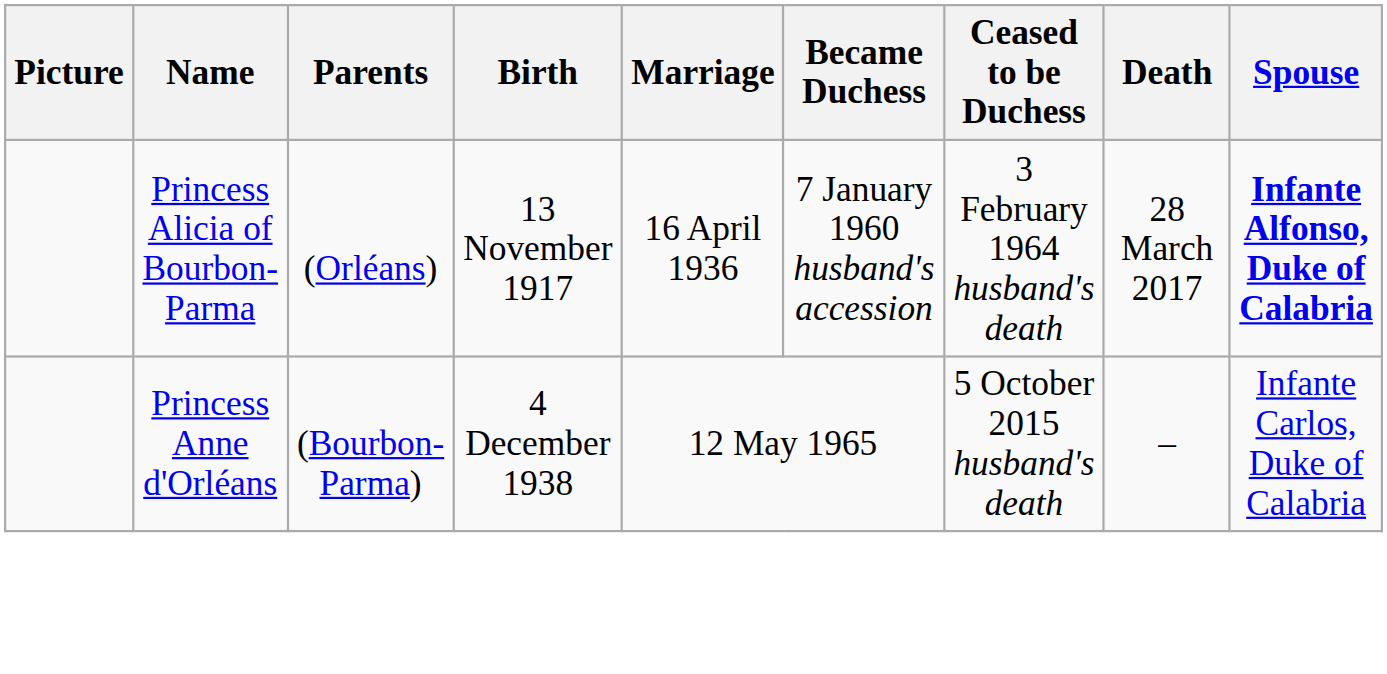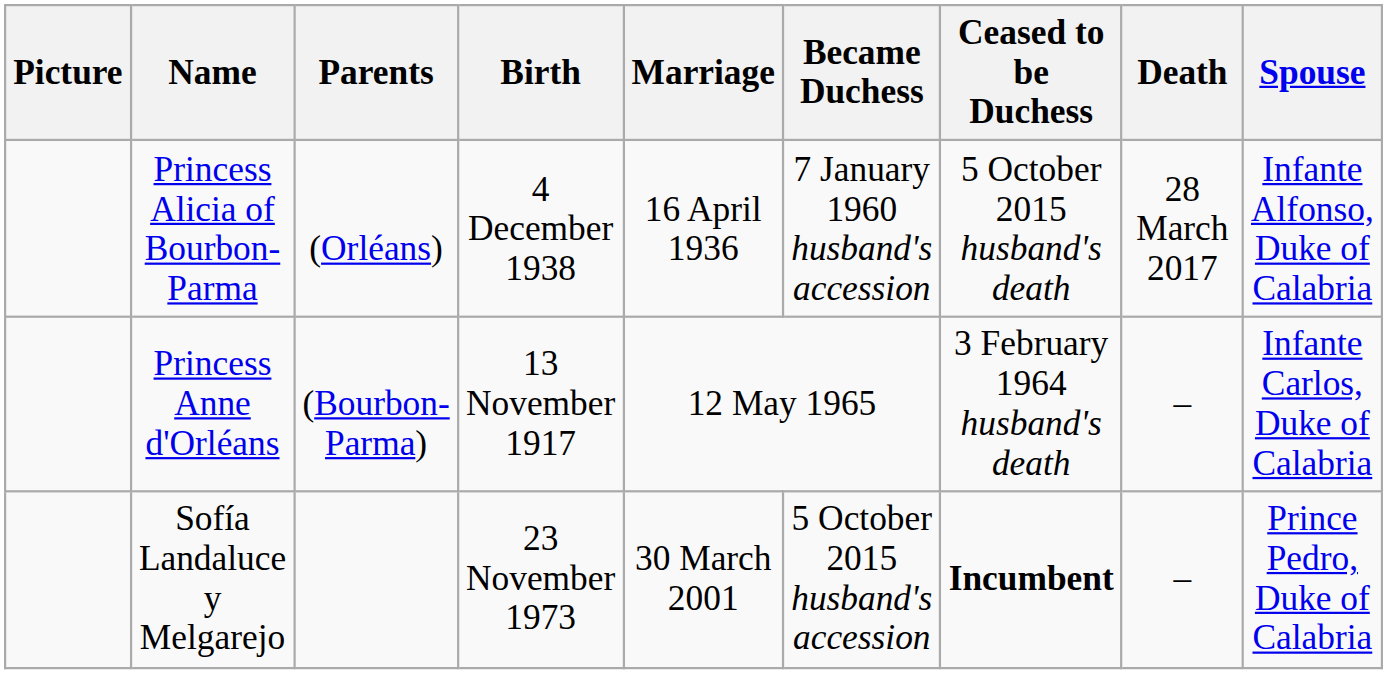(538, 247) 13 November 1917 -> (541, 227) 4 December 1938
(1024, 247) 3 February 1964 husband's death -> (1031, 227) 5 October 2015 husband's death
(1306, 247) bold -> (1312, 227) normal
(538, 443) 4 December 1938 -> (541, 403) 13 November 1917
(1024, 443) 5 October 2015 husband's death -> (1031, 403) 3 February 1964 husband's death
+ row: (212, 578)
